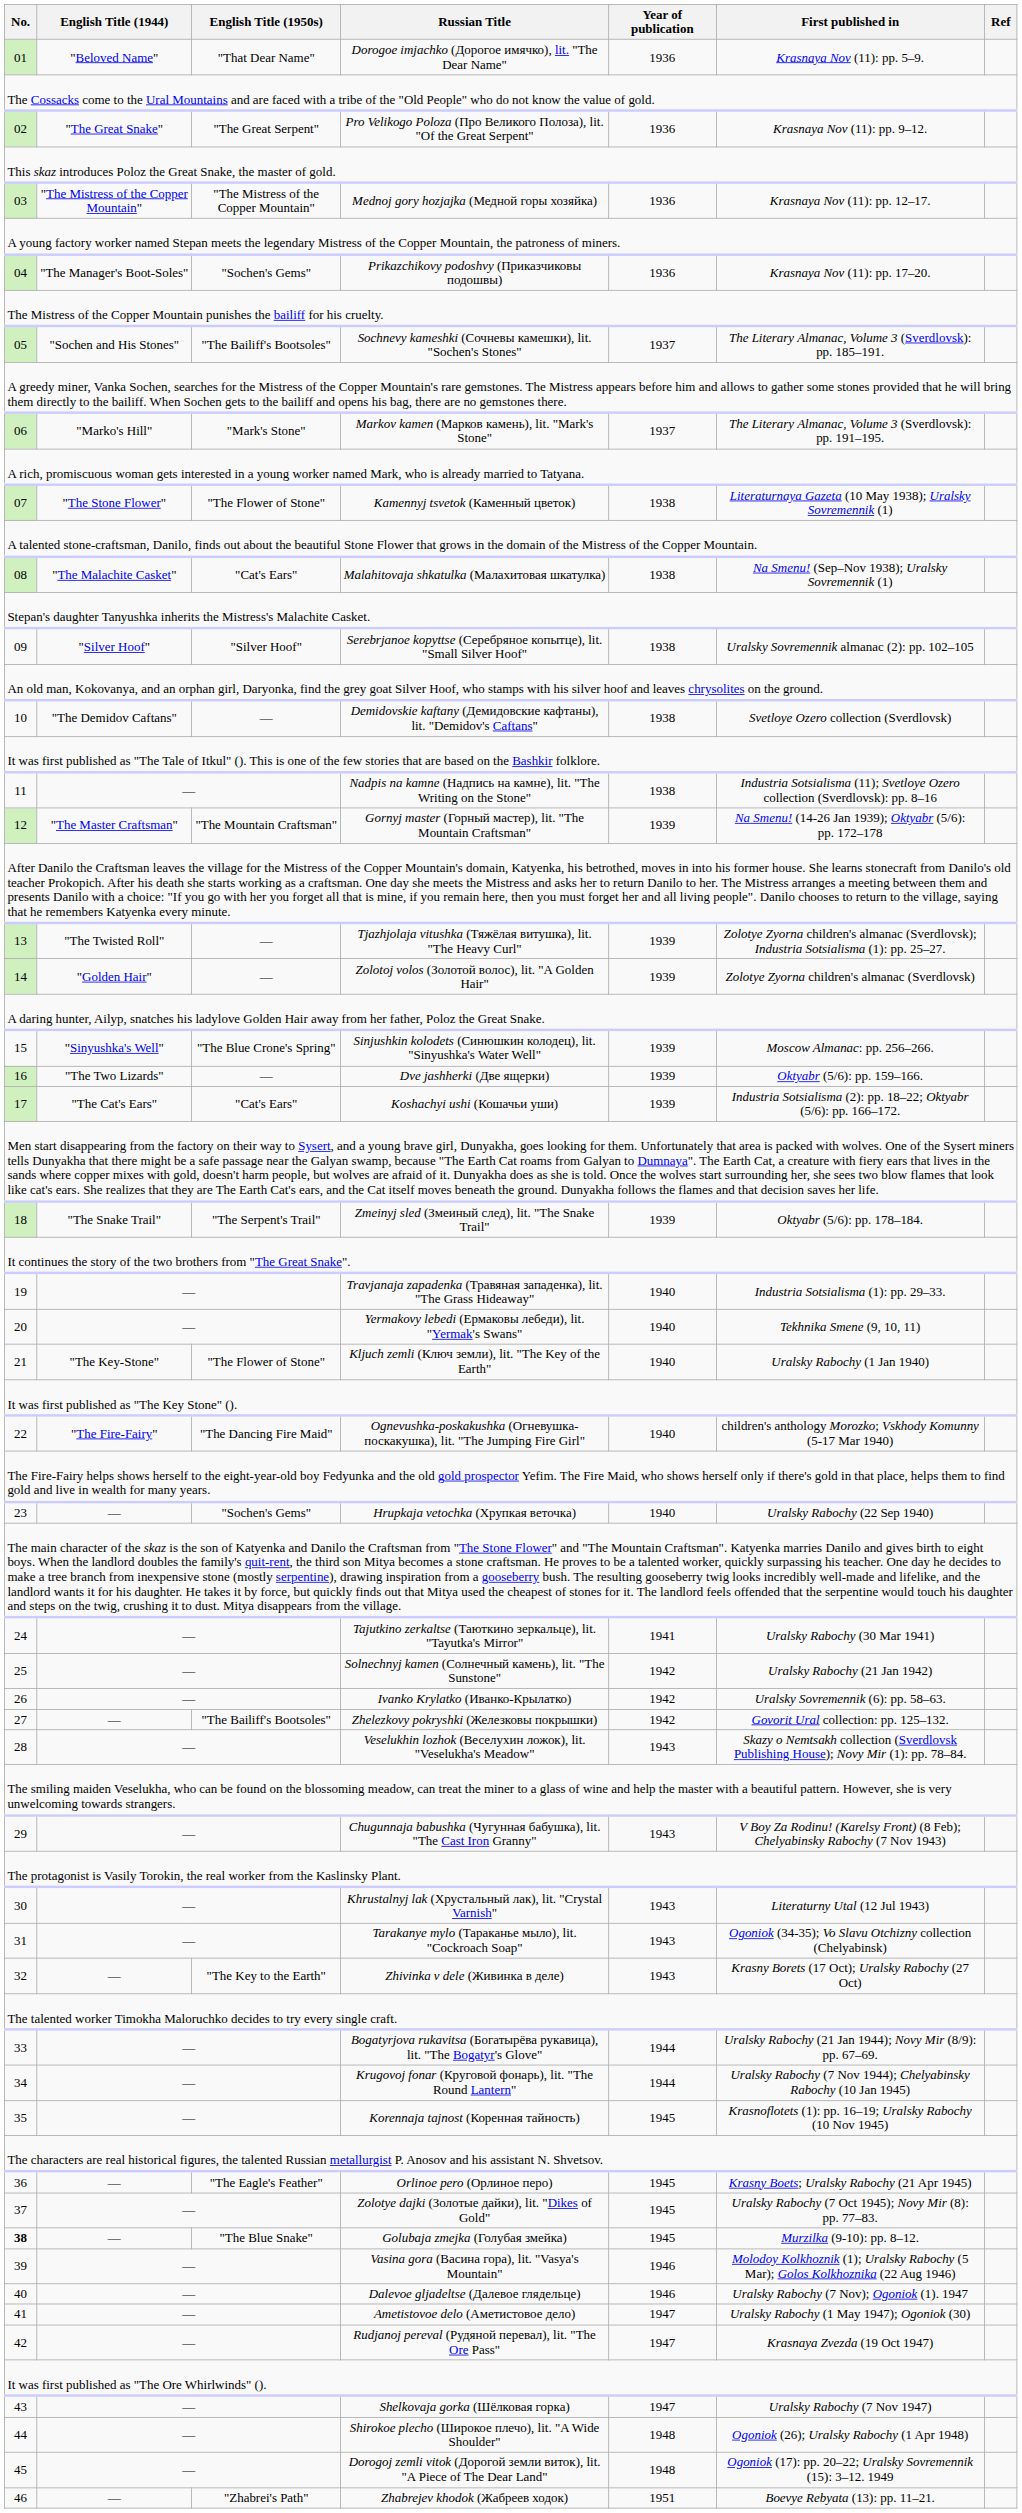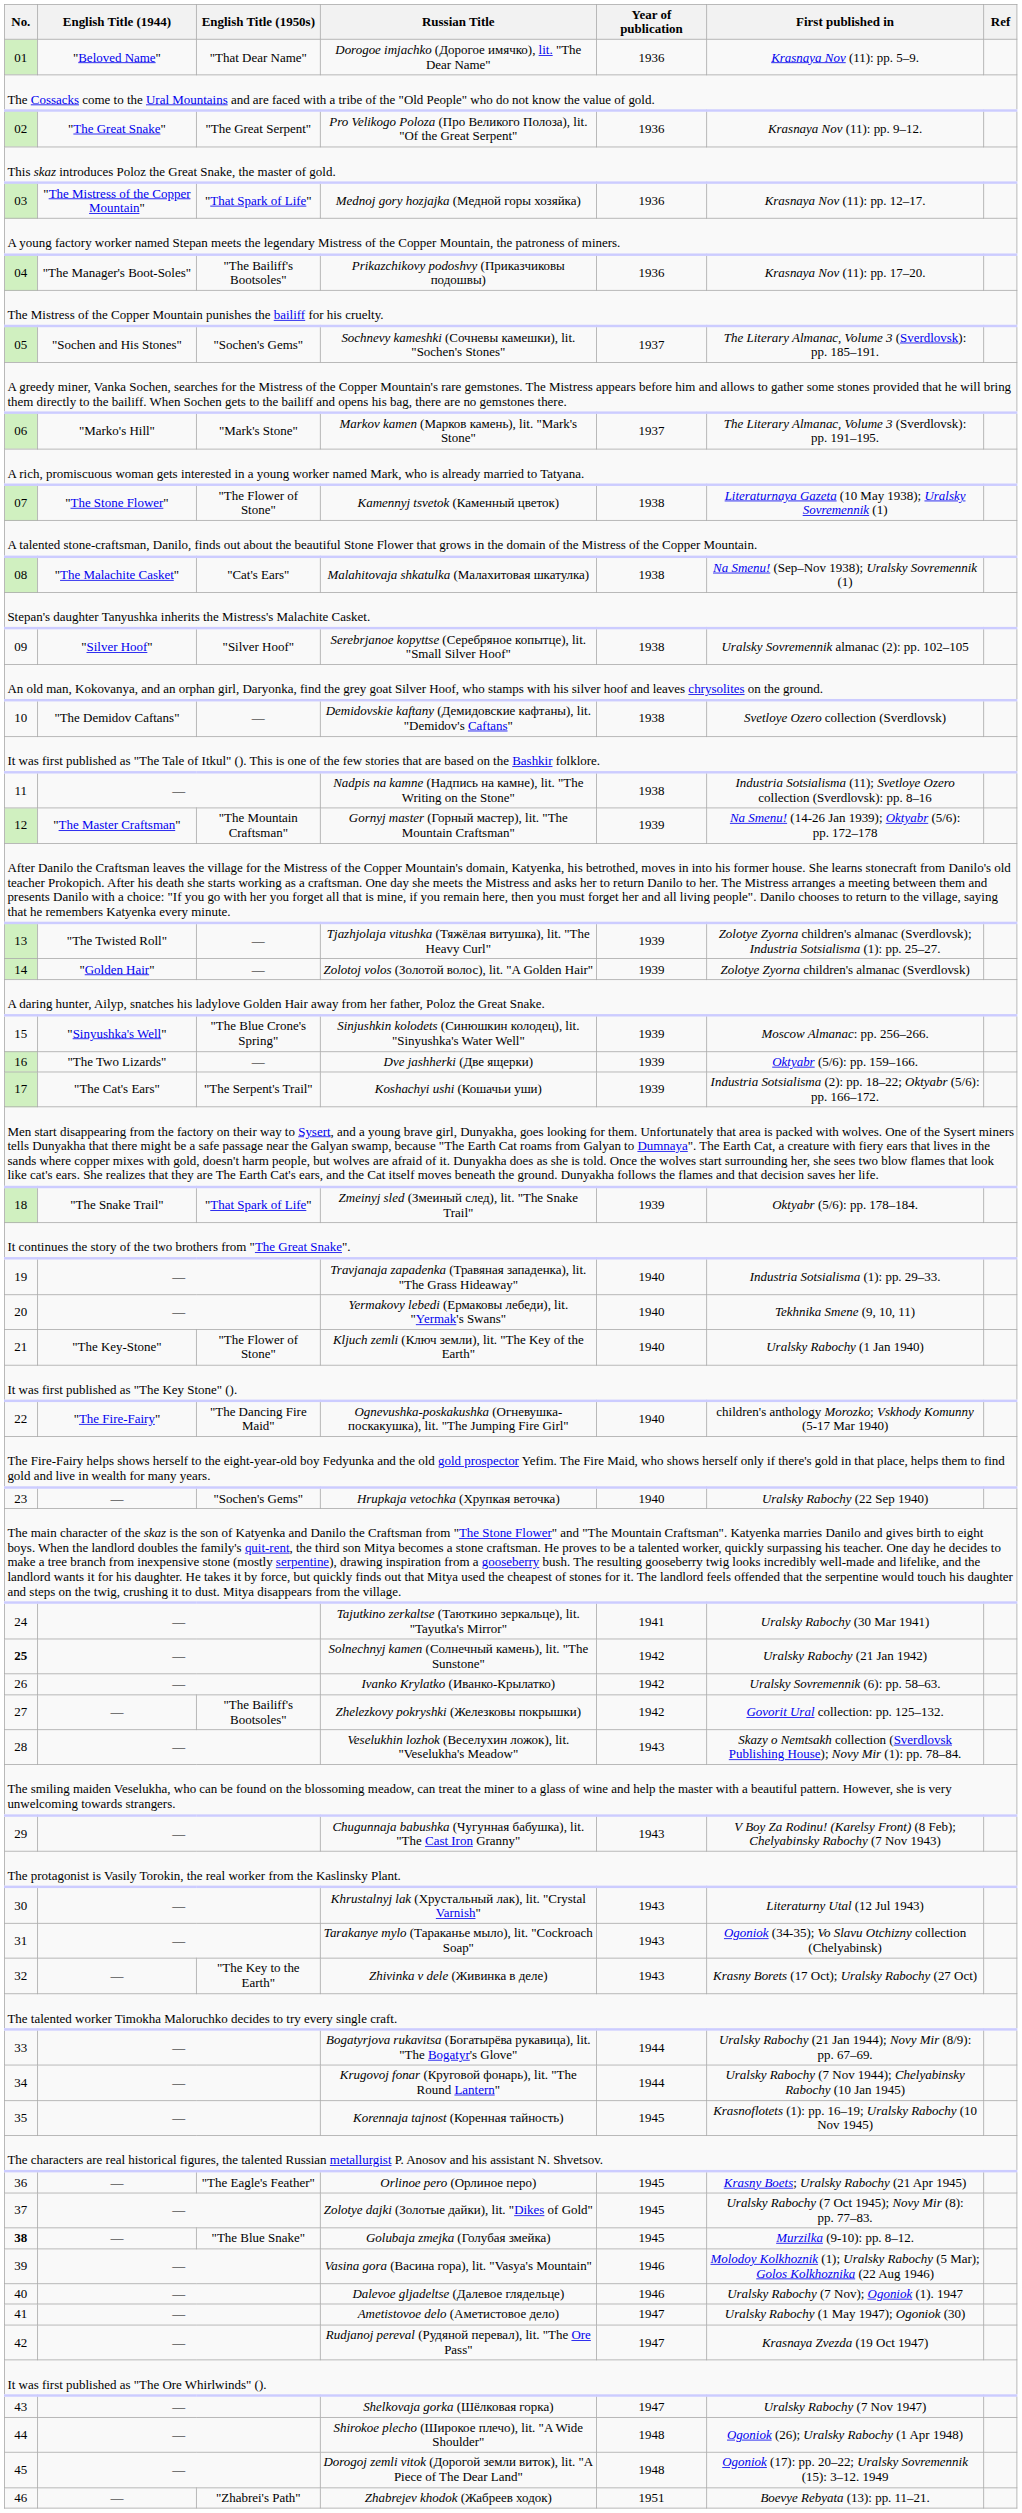(266, 200) "The Mistress of the Copper Mountain" -> (258, 200) "That Spark of Life"
(266, 272) "Sochen's Gems" -> (258, 272) "The Bailiff's Bootsoles"
(266, 344) "The Bailiff's Bootsoles" -> (258, 344) "Sochen's Gems"
(266, 1104) "Cat's Ears" -> (258, 1089) "The Serpent's Trail"
(266, 1219) "The Serpent's Trail" -> (258, 1205) "That Spark of Life"
(21, 1671) normal -> (21, 1656) bold
